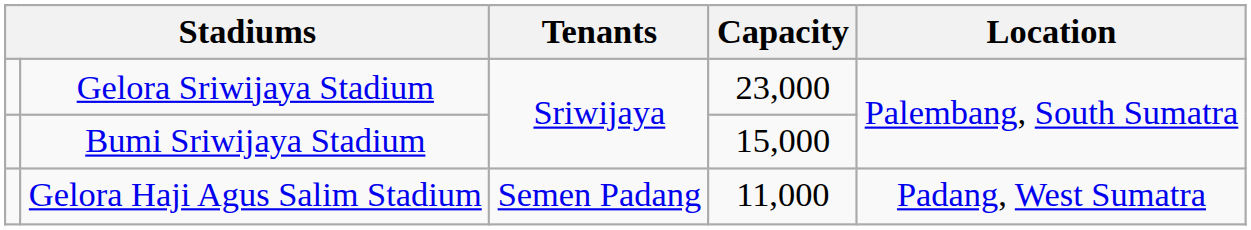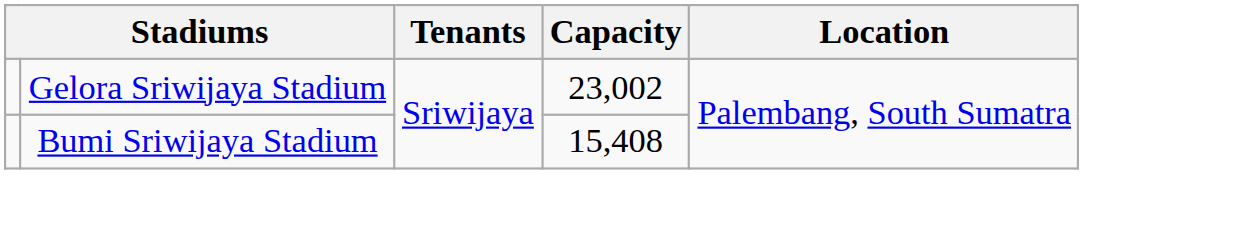(783, 86) 23,000 -> (616, 86) 23,002
(783, 140) 15,000 -> (616, 140) 15,408
- row: (255, 195)
